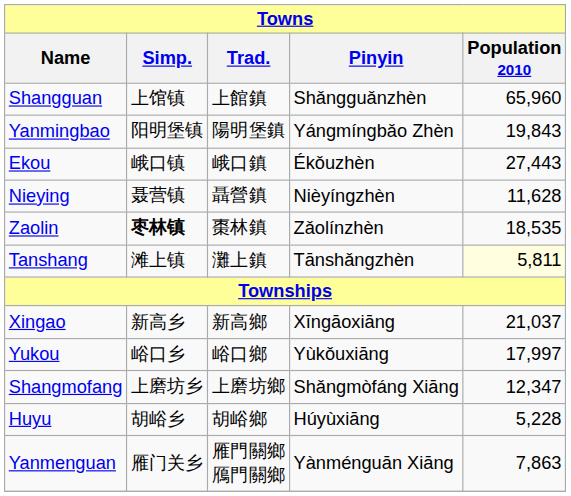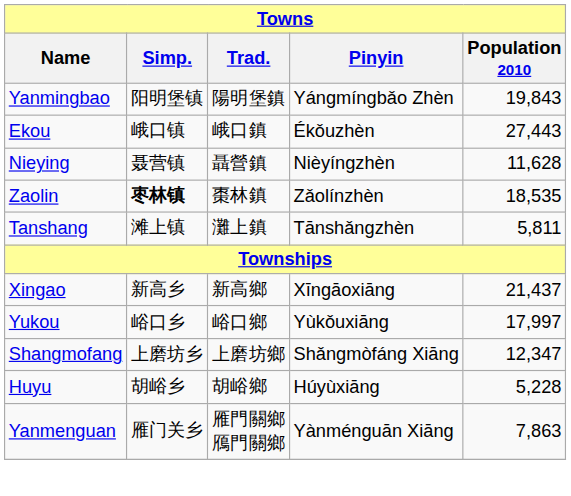- row: (55, 99)
(539, 260) lightyellow background -> (539, 228) no background
(534, 322) 21,037 -> (534, 289) 21,437
